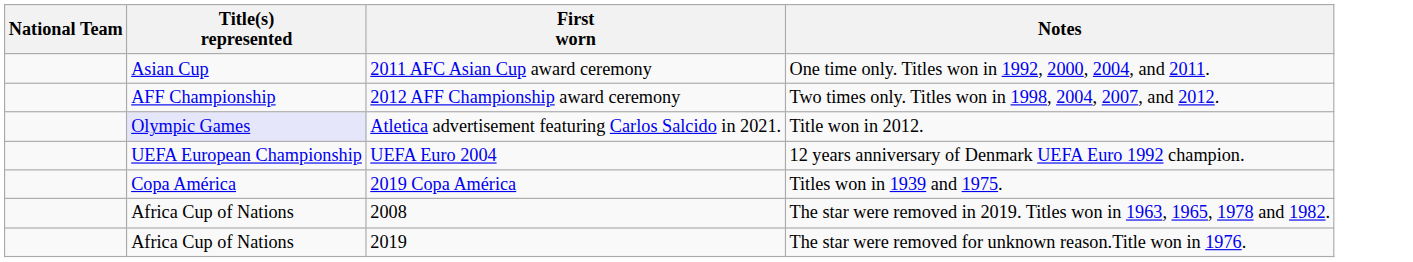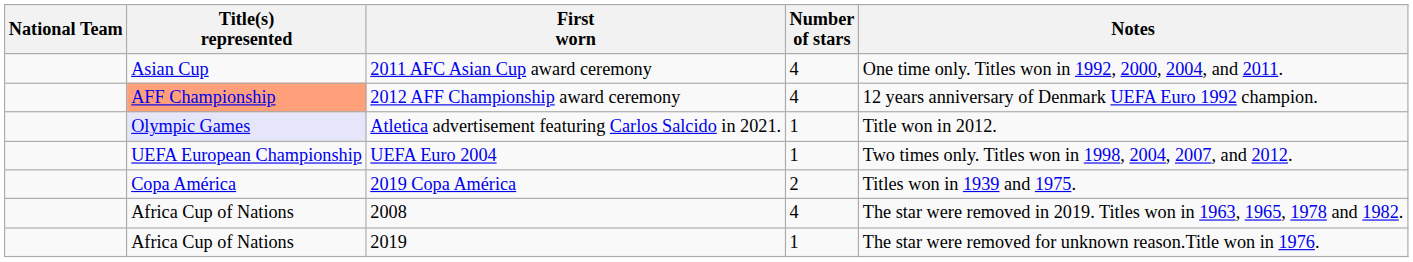+ column: (822, 29)
(203, 97) no background -> (203, 97) lightsalmon background
(1004, 97) Two times only. Titles won in 1998, 2004, 2007, and 2012. -> (1090, 97) 12 years anniversary of Denmark UEFA Euro 1992 champion.
(1017, 155) 12 years anniversary of Denmark UEFA Euro 1992 champion. -> (1078, 155) Two times only. Titles won in 1998, 2004, 2007, and 2012.
